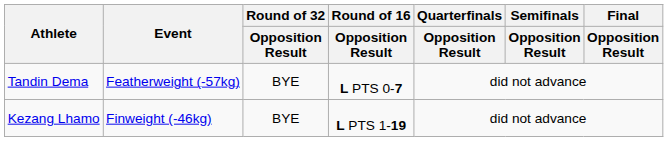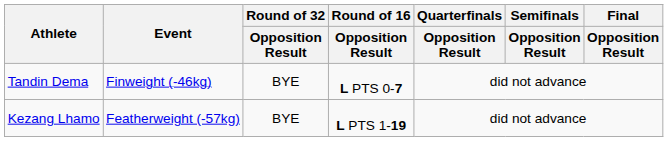(173, 82) Featherweight (-57kg) -> (159, 82) Finweight (-46kg)
(159, 119) Finweight (-46kg) -> (173, 119) Featherweight (-57kg)
